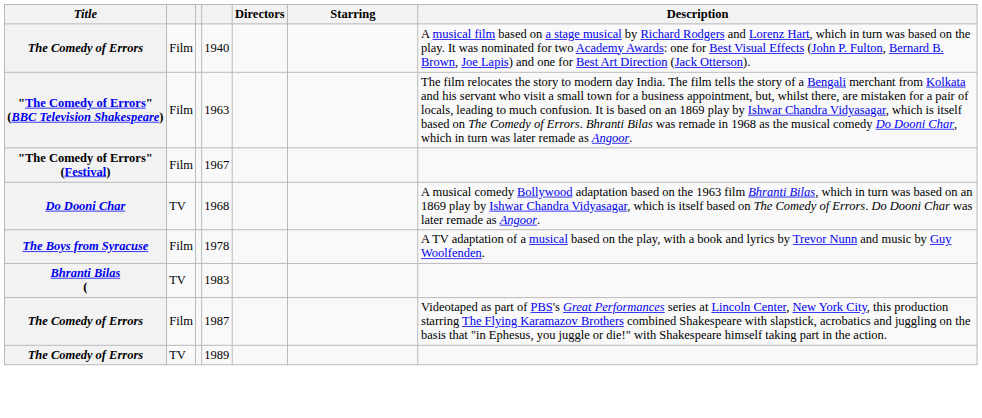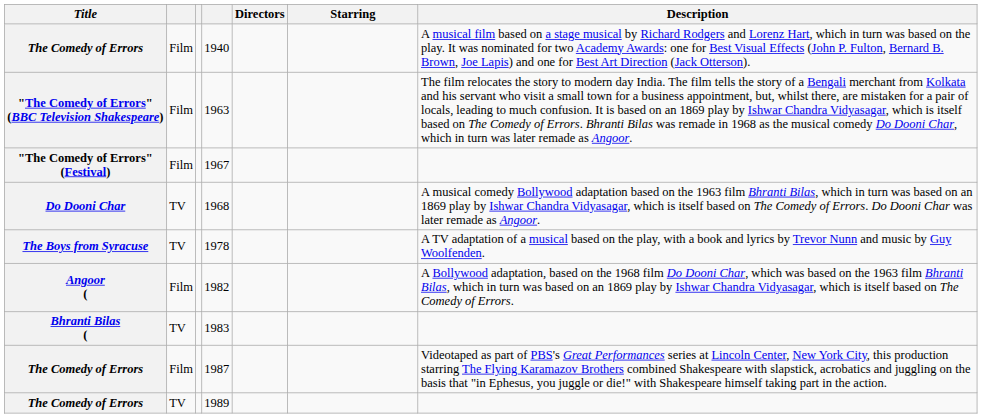(181, 246) Film -> (178, 246) TV
+ row: (217, 287)
